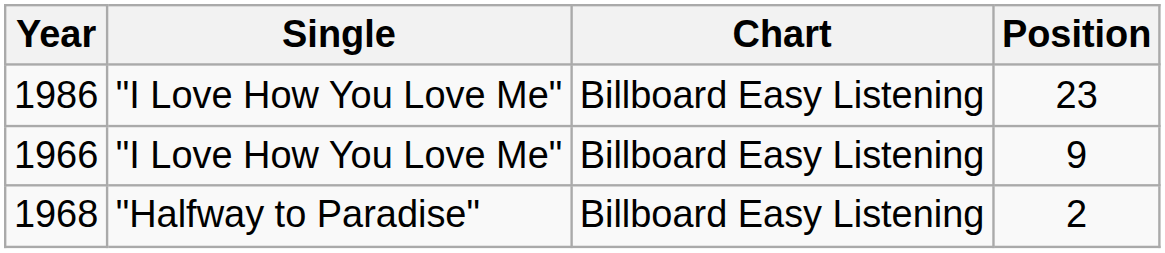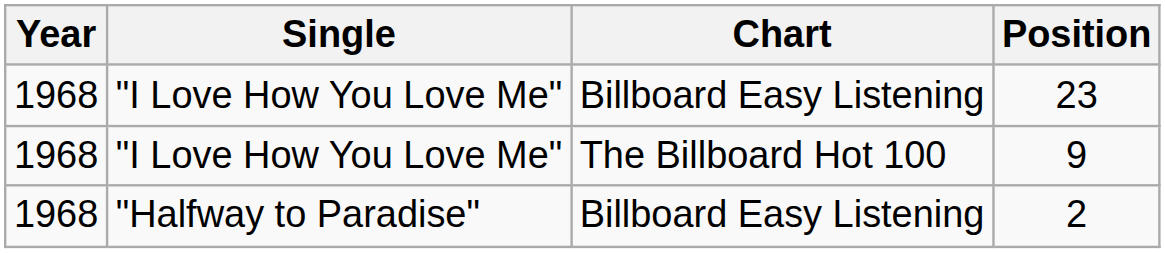(56, 94) 1986 -> (56, 94) 1968
(56, 154) 1966 -> (56, 154) 1968
(782, 154) Billboard Easy Listening -> (763, 154) The Billboard Hot 100
